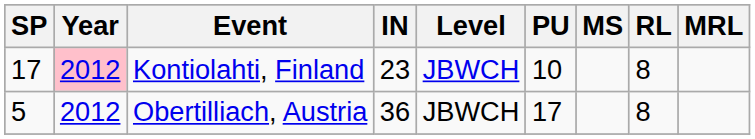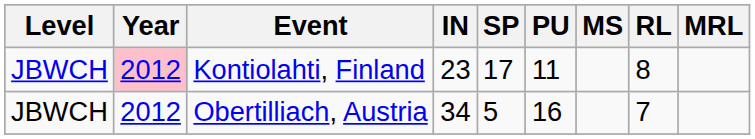columns swapped: (471, 26) <-> (29, 26)
(547, 69) 10 -> (546, 69) 11
(395, 112) 36 -> (455, 112) 34
(547, 112) 17 -> (547, 112) 16
(643, 112) 8 -> (643, 112) 7
